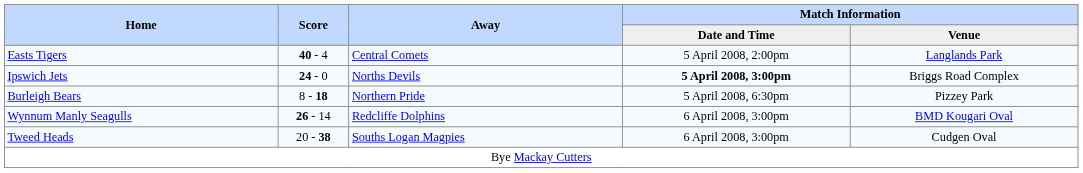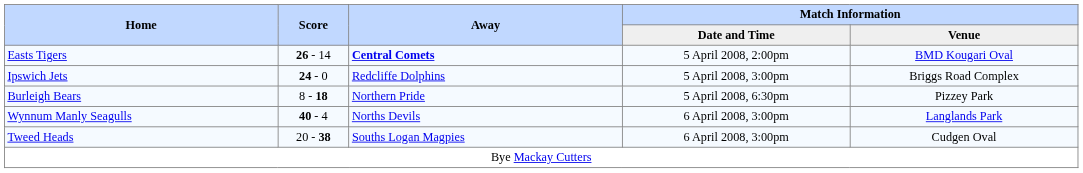(313, 55) 40 - 4 -> (313, 55) 26 - 14
(390, 55) normal -> (393, 55) bold
(964, 55) Langlands Park -> (964, 55) BMD Kougari Oval
(386, 75) Norths Devils -> (398, 75) Redcliffe Dolphins
(736, 75) bold -> (736, 75) normal
(313, 116) 26 - 14 -> (313, 116) 40 - 4
(398, 116) Redcliffe Dolphins -> (386, 116) Norths Devils
(964, 116) BMD Kougari Oval -> (964, 116) Langlands Park
